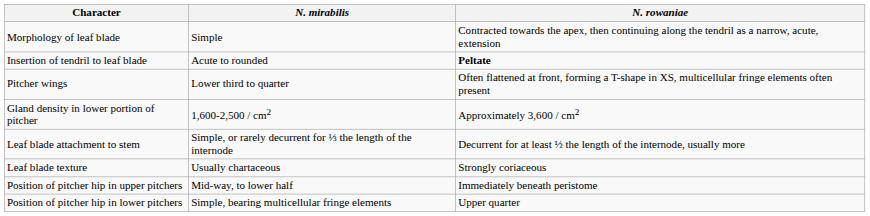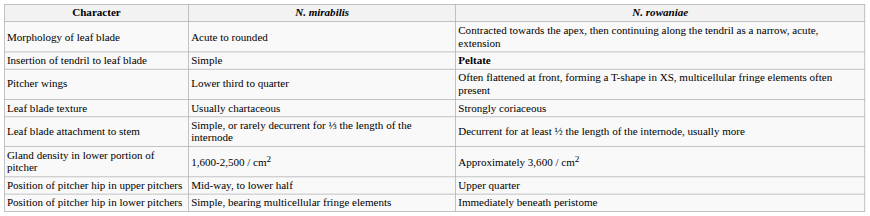(207, 36) Simple -> (229, 36) Acute to rounded
(229, 60) Acute to rounded -> (207, 60) Simple
rows swapped: (47, 167) <-> (81, 114)
(528, 185) Immediately beneath peristome -> (489, 185) Upper quarter
(489, 203) Upper quarter -> (528, 203) Immediately beneath peristome
